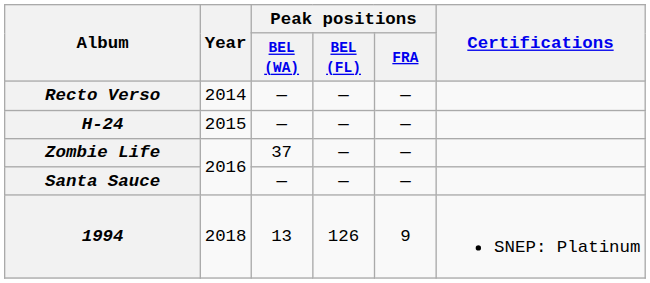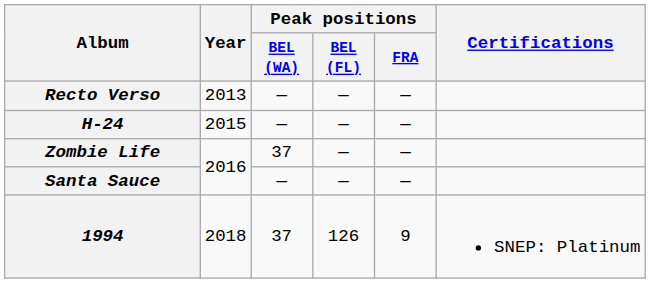(226, 96) 2014 -> (226, 96) 2013
(282, 237) 13 -> (282, 237) 37
